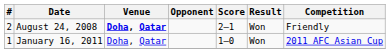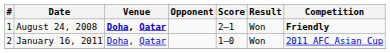(9, 26) 2 -> (9, 26) 1
(308, 26) normal -> (308, 26) bold
(9, 41) 1 -> (9, 41) 2
